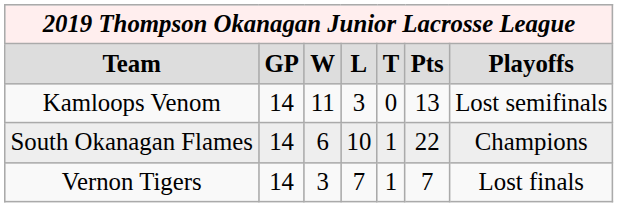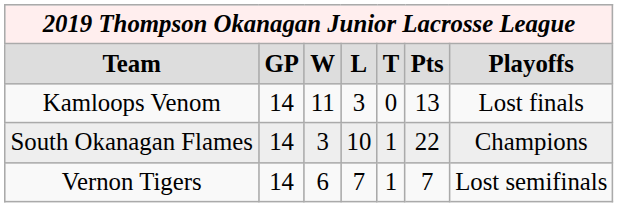(531, 102) Lost semifinals -> (531, 102) Lost finals
(323, 142) 6 -> (323, 142) 3
(323, 181) 3 -> (323, 181) 6
(531, 181) Lost finals -> (531, 181) Lost semifinals
